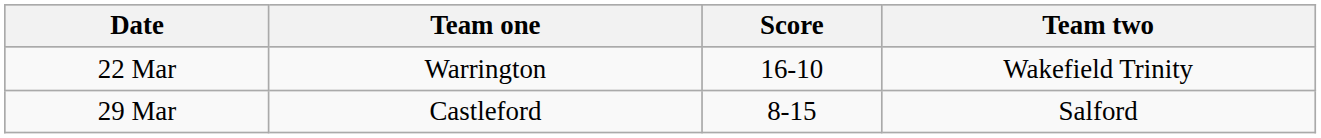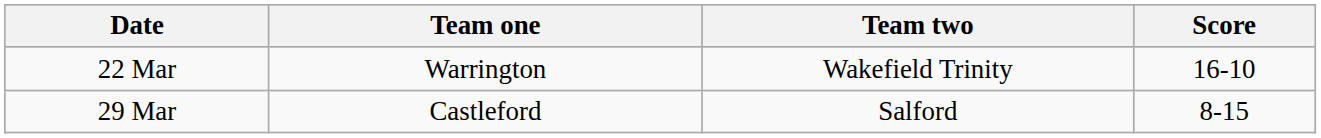columns swapped: (1098, 25) <-> (792, 25)
